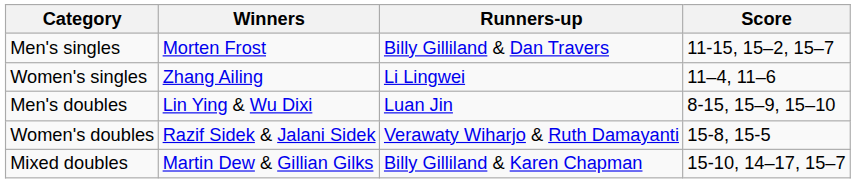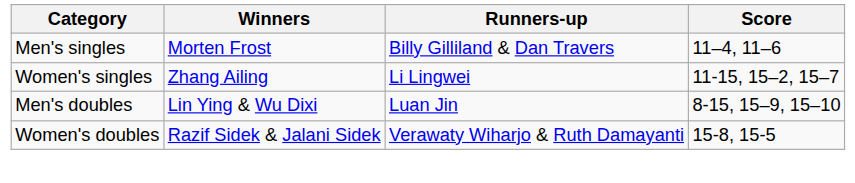(761, 47) 11-15, 15–2, 15–7 -> (737, 47) 11–4, 11–6
(732, 76) 11–4, 11–6 -> (766, 76) 11-15, 15–2, 15–7
- row: (69, 163)
